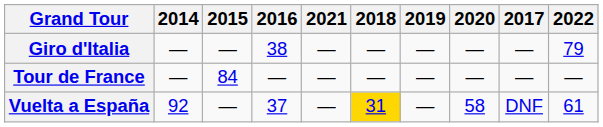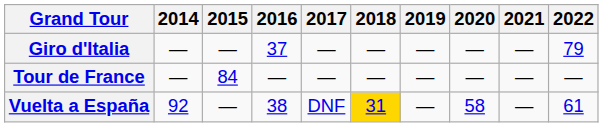columns swapped: (524, 19) <-> (326, 19)
(277, 48) 38 -> (277, 48) 37
(277, 106) 37 -> (277, 106) 38
